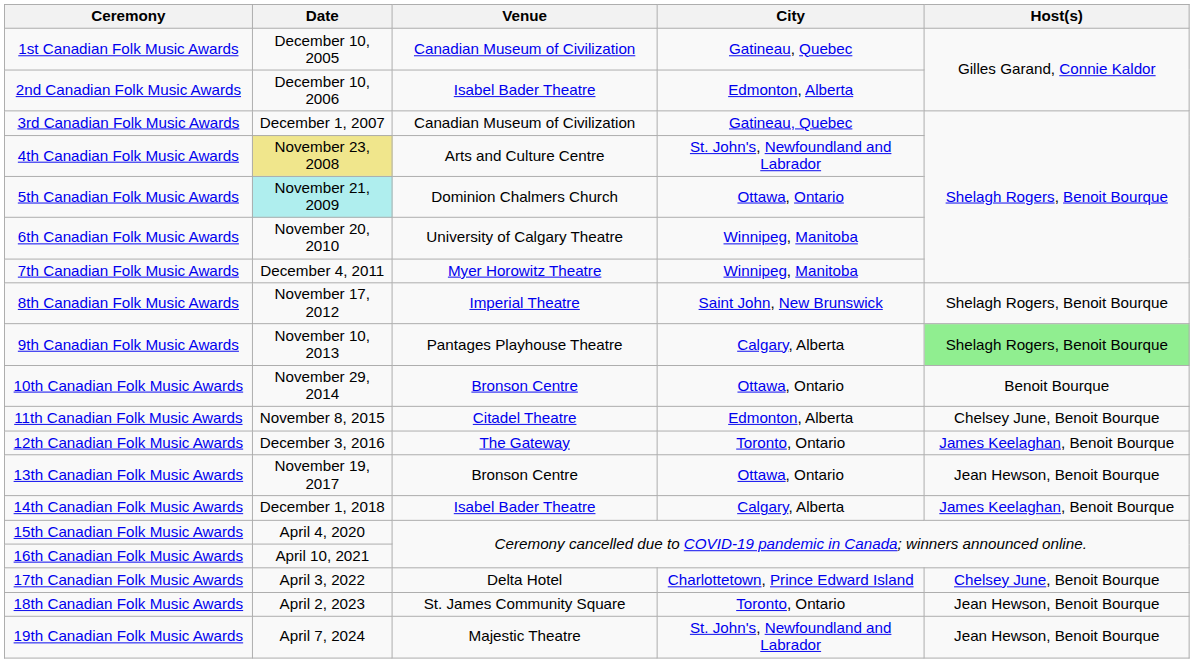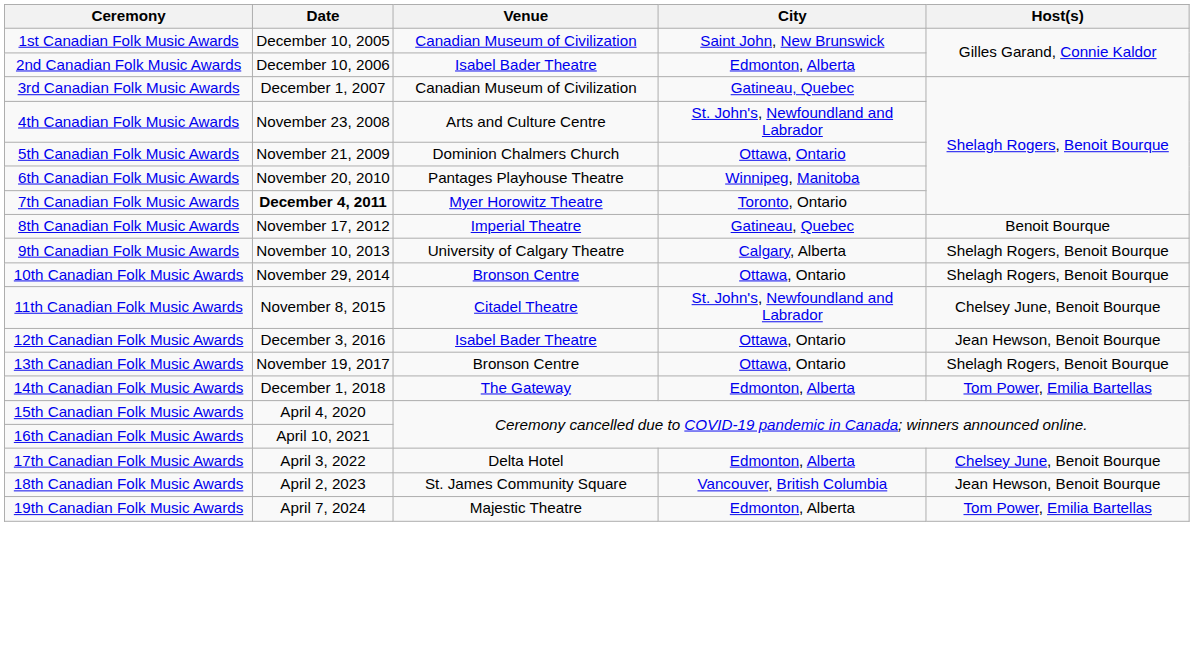(791, 49) Gatineau, Quebec -> (792, 40) Saint John, New Brunswick
(322, 155) khaki background -> (323, 121) no background
(322, 196) paleturquoise background -> (323, 154) no background
(525, 238) University of Calgary Theatre -> (526, 178) Pantages Playhouse Theatre
(322, 270) normal -> (323, 202) bold
(791, 270) Winnipeg, Manitoba -> (792, 202) Toronto, Ontario
(791, 303) Saint John, New Brunswick -> (792, 226) Gatineau, Quebec
(1057, 303) Shelagh Rogers, Benoit Bourque -> (1058, 226) Benoit Bourque
(525, 344) Pantages Playhouse Theatre -> (526, 250) University of Calgary Theatre
(1057, 344) lightgreen background -> (1058, 250) no background
(1057, 385) Benoit Bourque -> (1058, 274) Shelagh Rogers, Benoit Bourque
(791, 418) Edmonton, Alberta -> (792, 307) St. John's, Newfoundland and Labrador
(525, 442) The Gateway -> (526, 340) Isabel Bader Theatre
(791, 442) Toronto, Ontario -> (792, 340) Ottawa, Ontario
(1057, 442) James Keelaghan, Benoit Bourque -> (1058, 340) Jean Hewson, Benoit Bourque
(1057, 475) Jean Hewson, Benoit Bourque -> (1058, 364) Shelagh Rogers, Benoit Bourque
(525, 507) Isabel Bader Theatre -> (526, 388) The Gateway
(791, 507) Calgary, Alberta -> (792, 388) Edmonton, Alberta
(1057, 507) James Keelaghan, Benoit Bourque -> (1058, 388) Tom Power, Emilia Bartellas
(791, 580) Charlottetown, Prince Edward Island -> (792, 460) Edmonton, Alberta
(791, 604) Toronto, Ontario -> (792, 484) Vancouver, British Columbia
(791, 637) St. John's, Newfoundland and Labrador -> (792, 508) Edmonton, Alberta
(1057, 637) Jean Hewson, Benoit Bourque -> (1058, 508) Tom Power, Emilia Bartellas
